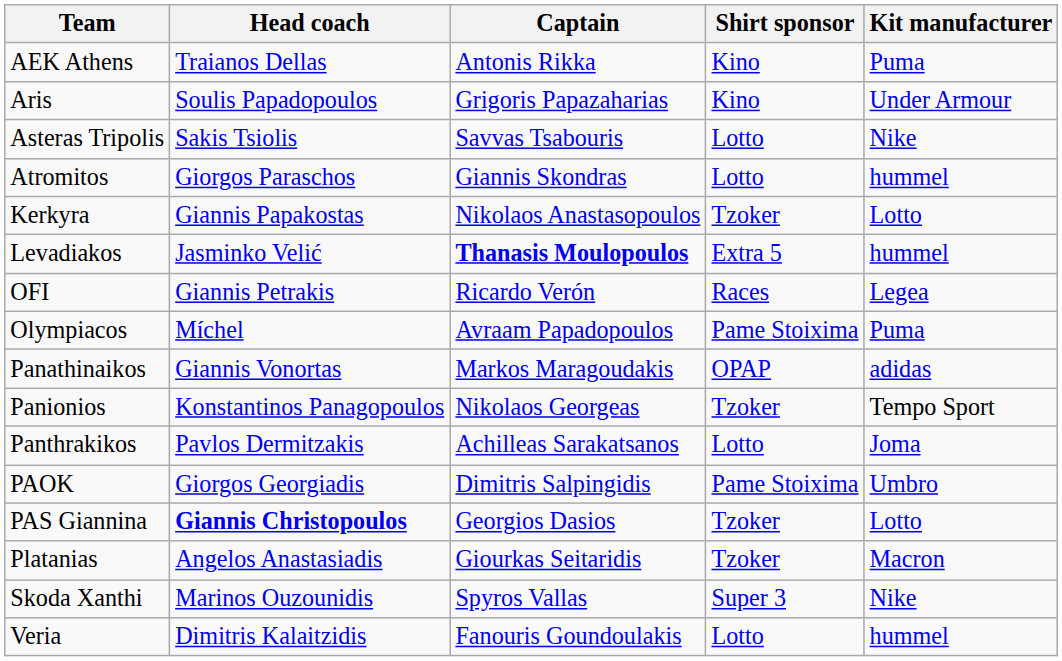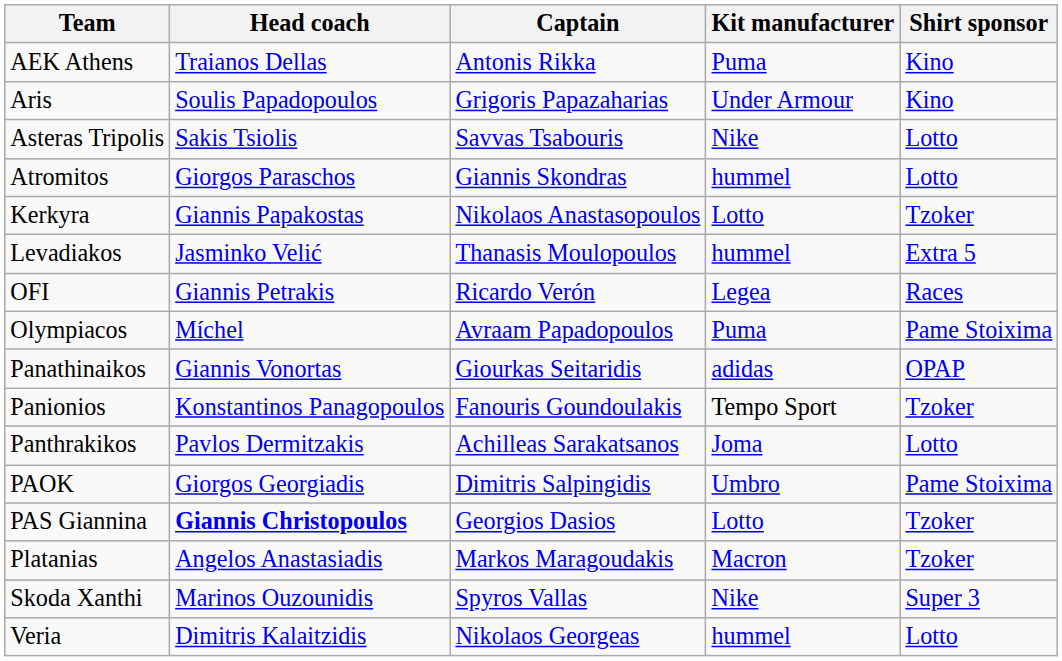columns swapped: (961, 23) <-> (785, 23)
(572, 253) bold -> (566, 253) normal
(564, 368) Markos Maragoudakis -> (548, 368) Giourkas Seitaridis
(547, 406) Nikolaos Georgeas -> (569, 406) Fanouris Goundoulakis
(548, 560) Giourkas Seitaridis -> (564, 560) Markos Maragoudakis
(569, 636) Fanouris Goundoulakis -> (547, 636) Nikolaos Georgeas
